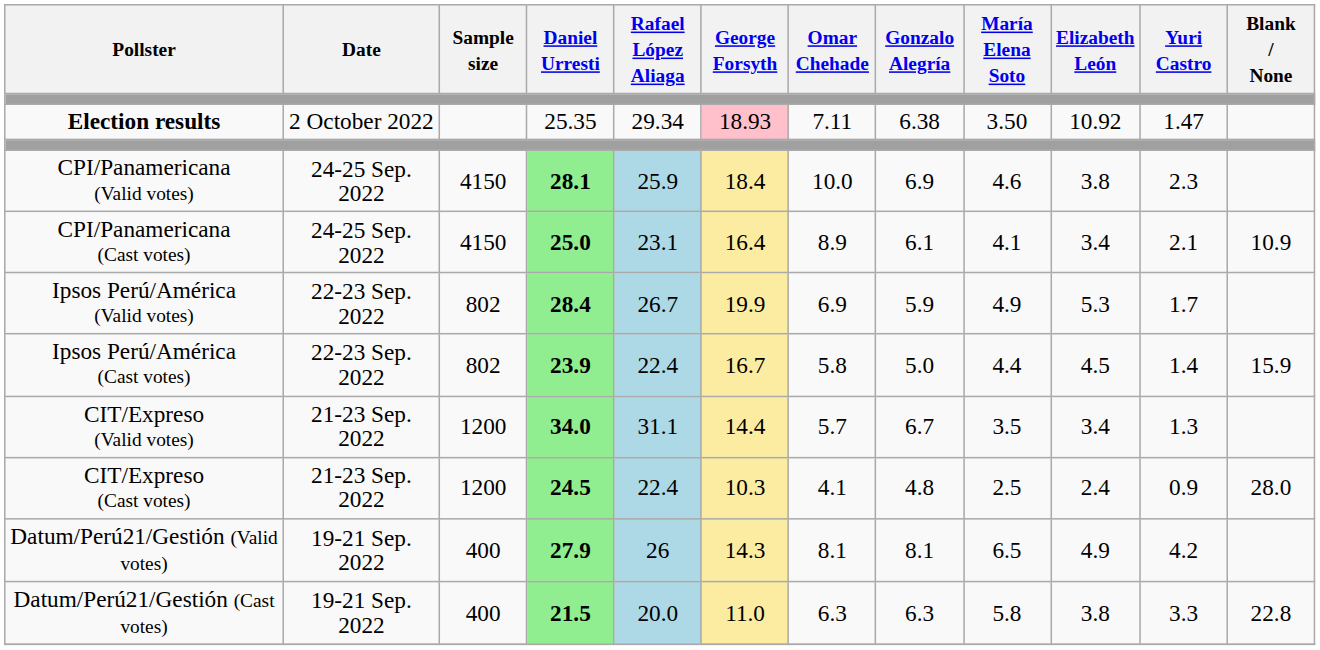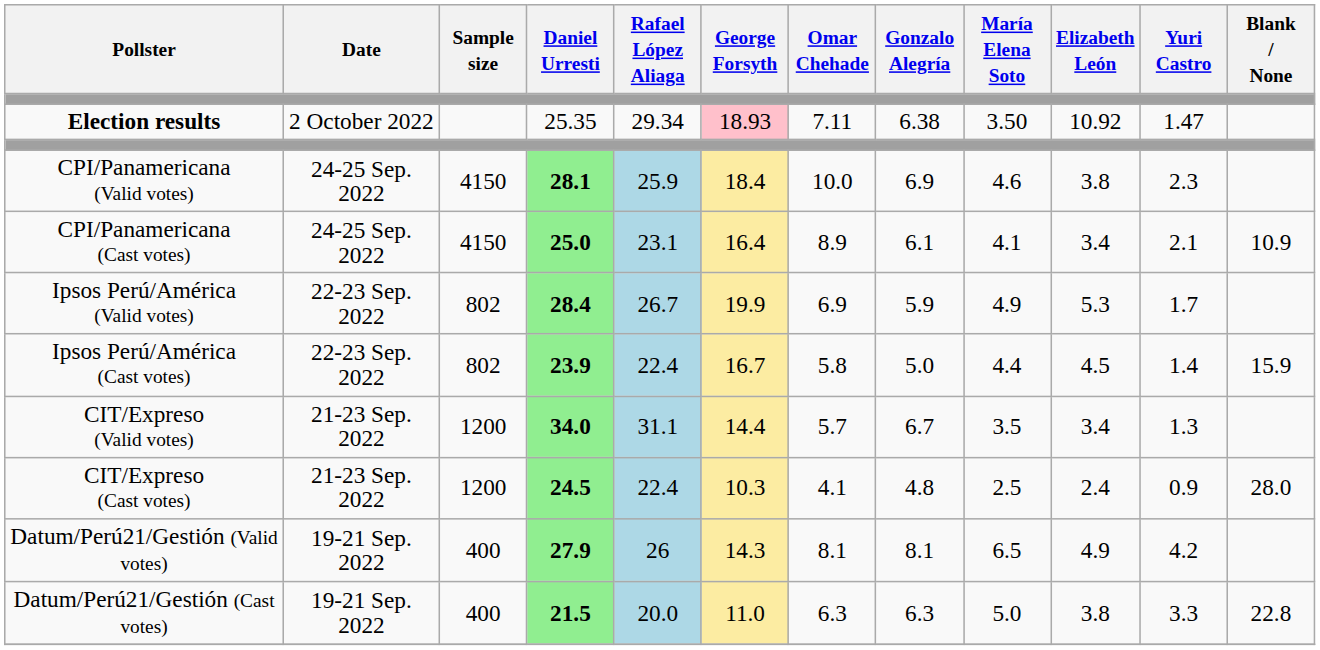(1007, 612) 5.8 -> (1007, 612) 5.0
